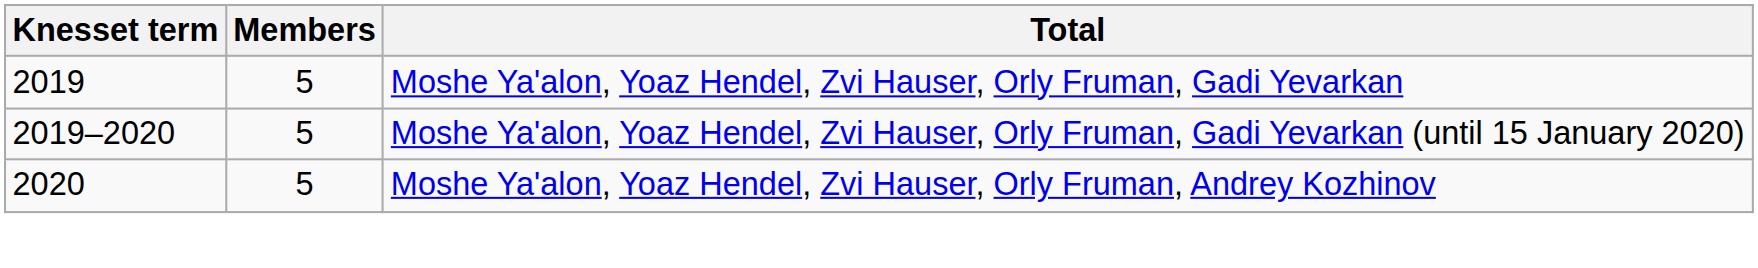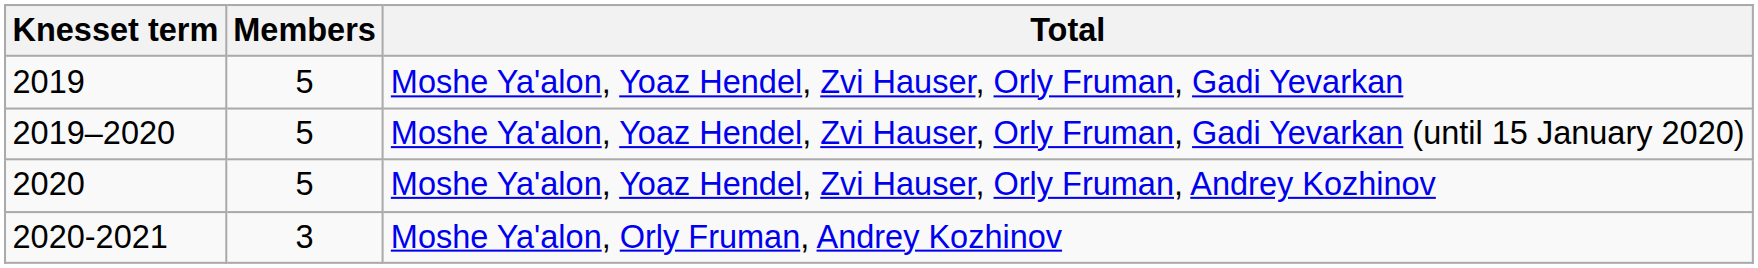+ row: (726, 236)
